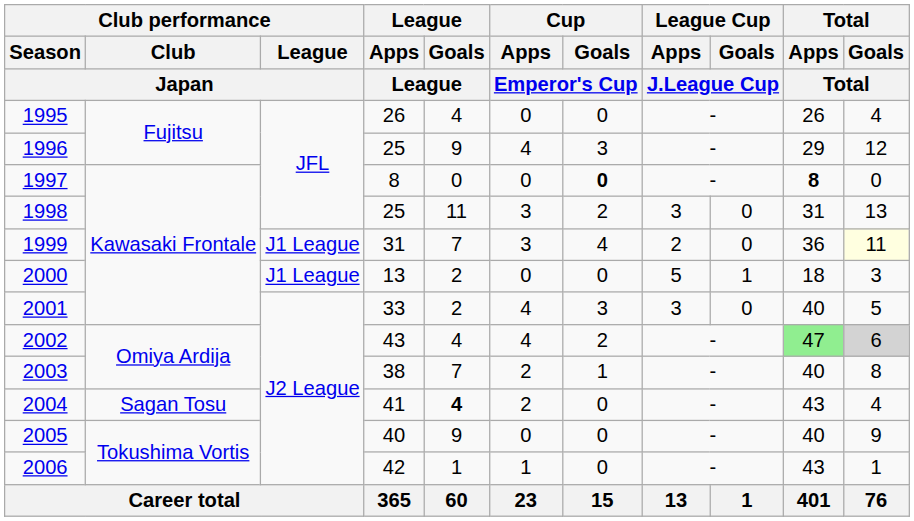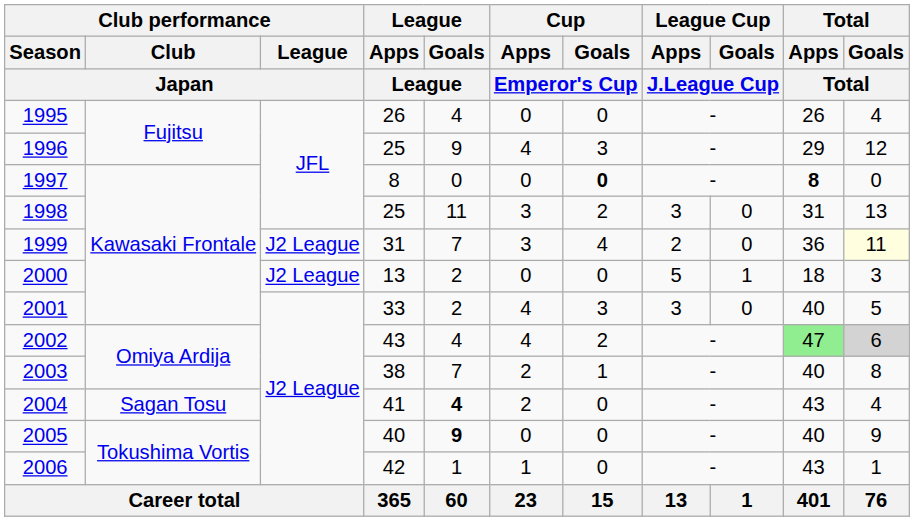(313, 244) J1 League -> (313, 244) J2 League
(313, 276) J1 League -> (313, 276) J2 League
(457, 436) normal -> (457, 436) bold
